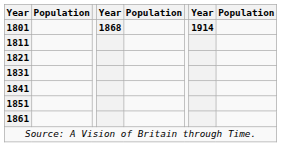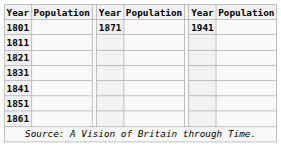(110, 27) 1868 -> (110, 27) 1871
(202, 27) 1914 -> (202, 27) 1941
